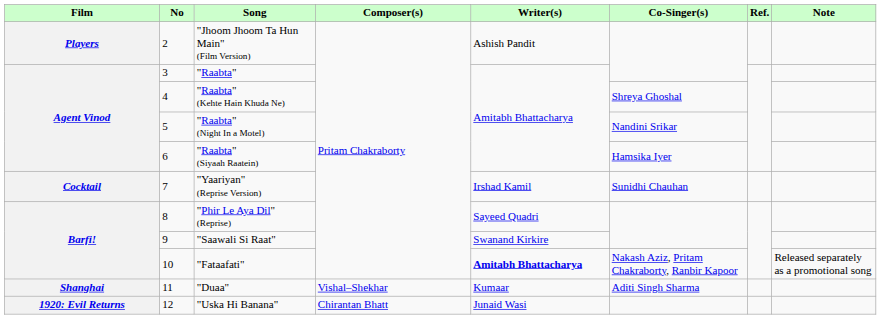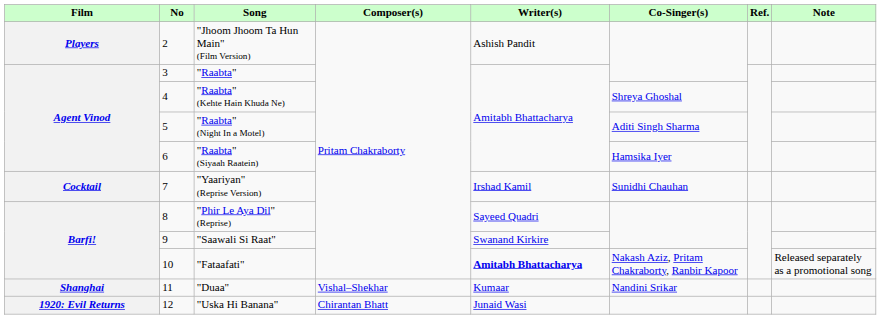(644, 126) Nandini Srikar -> (656, 126) Aditi Singh Sharma
(656, 287) Aditi Singh Sharma -> (644, 287) Nandini Srikar
